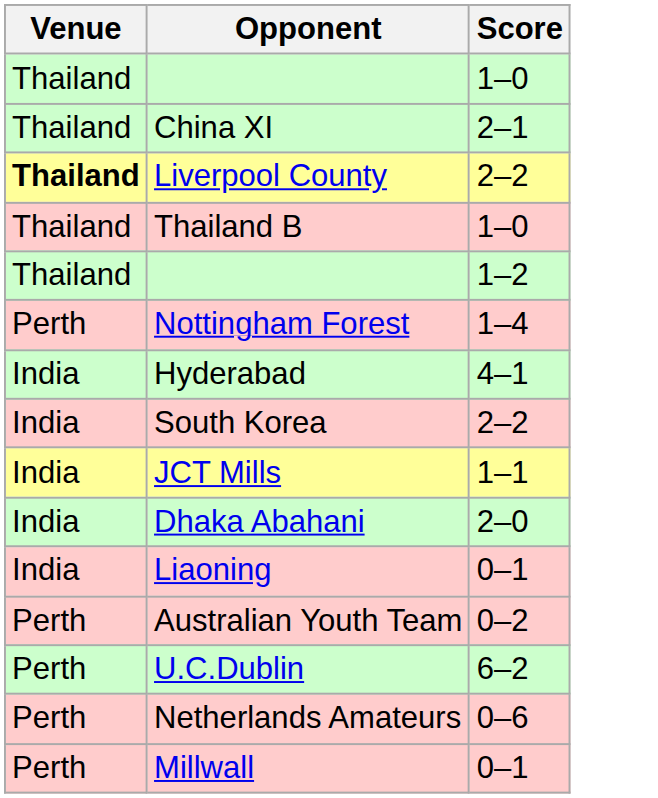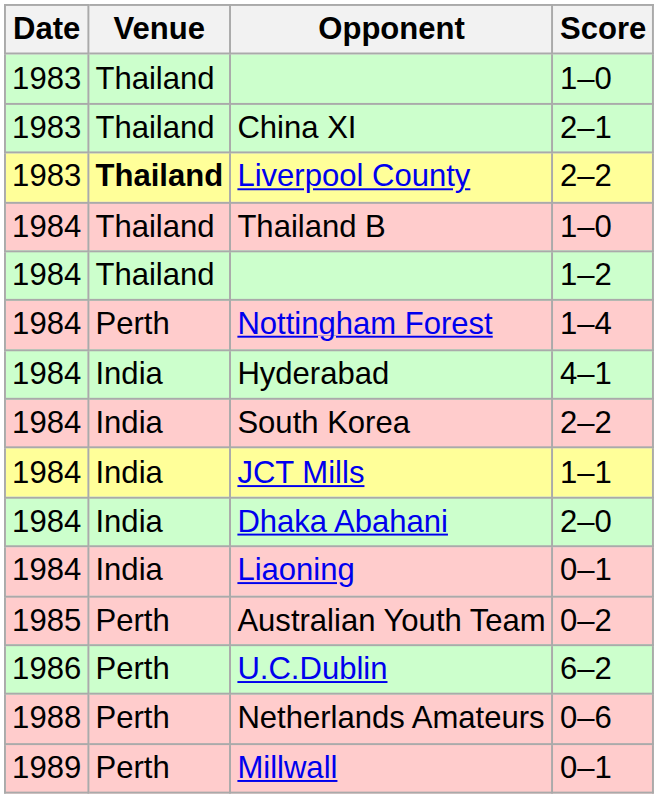+ column: (47, 29)
